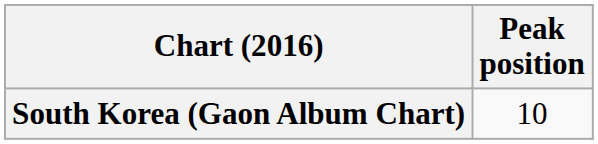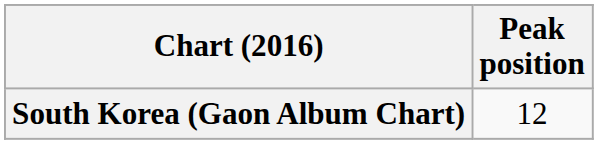(532, 113) 10 -> (532, 113) 12
